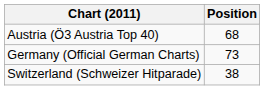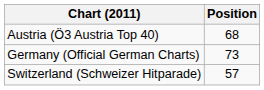(232, 74) 38 -> (232, 74) 57
